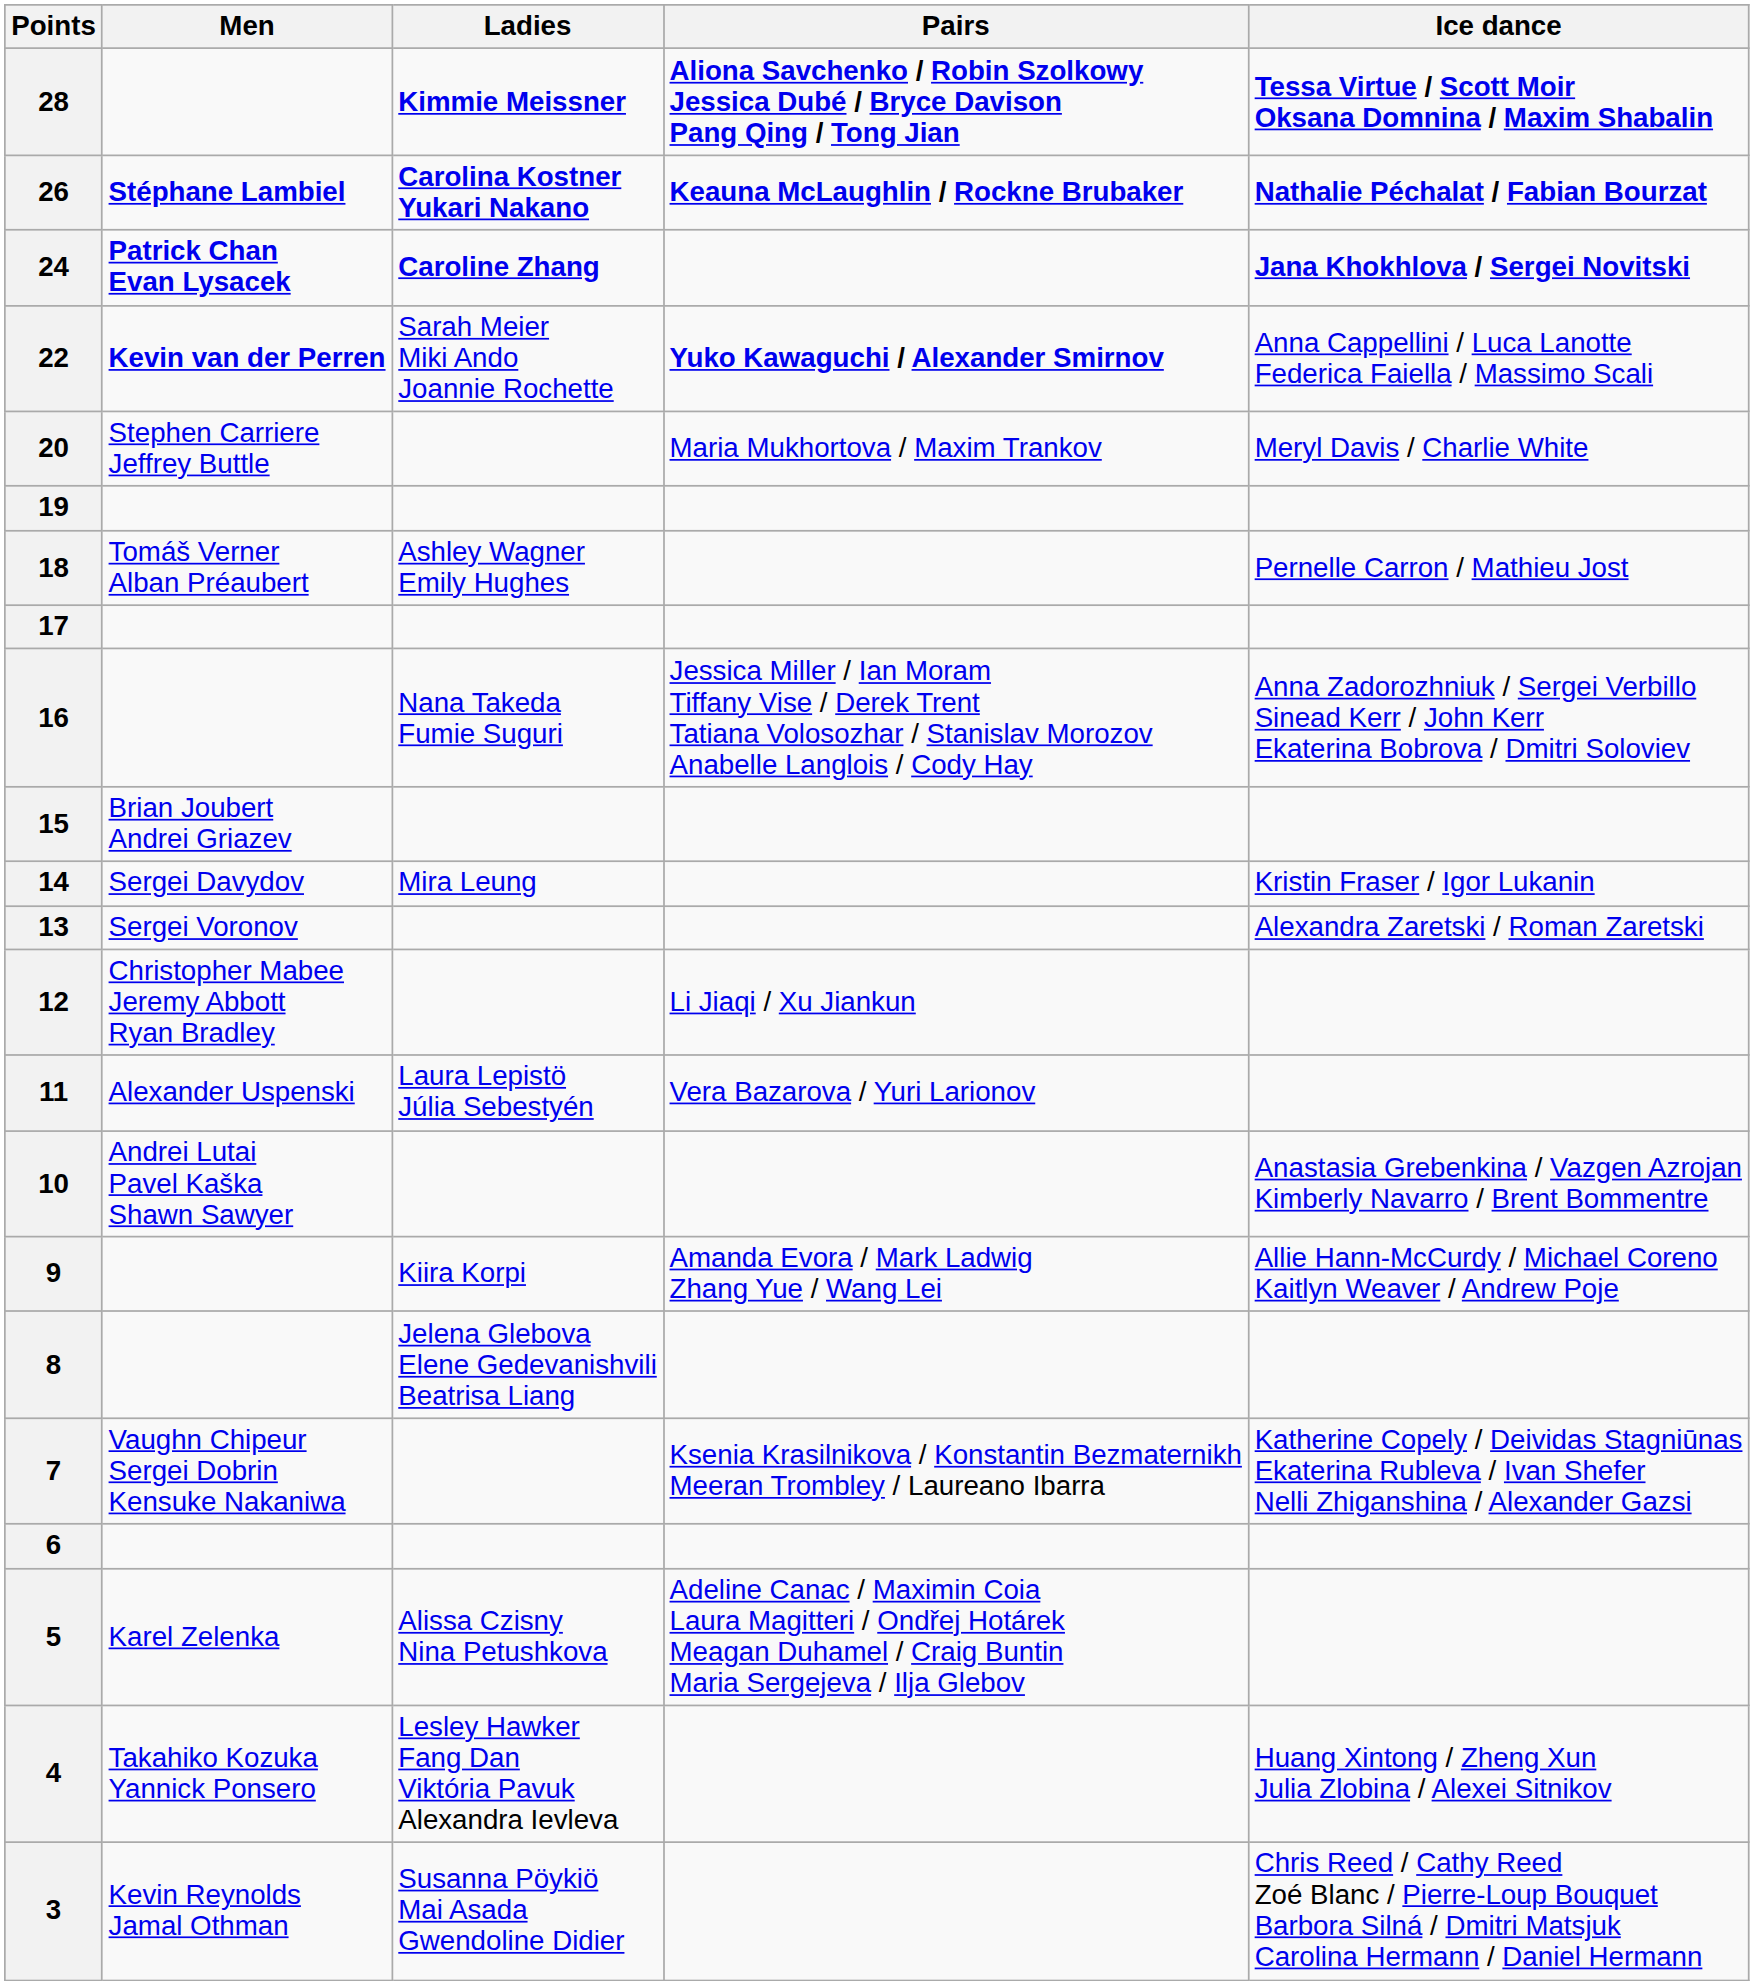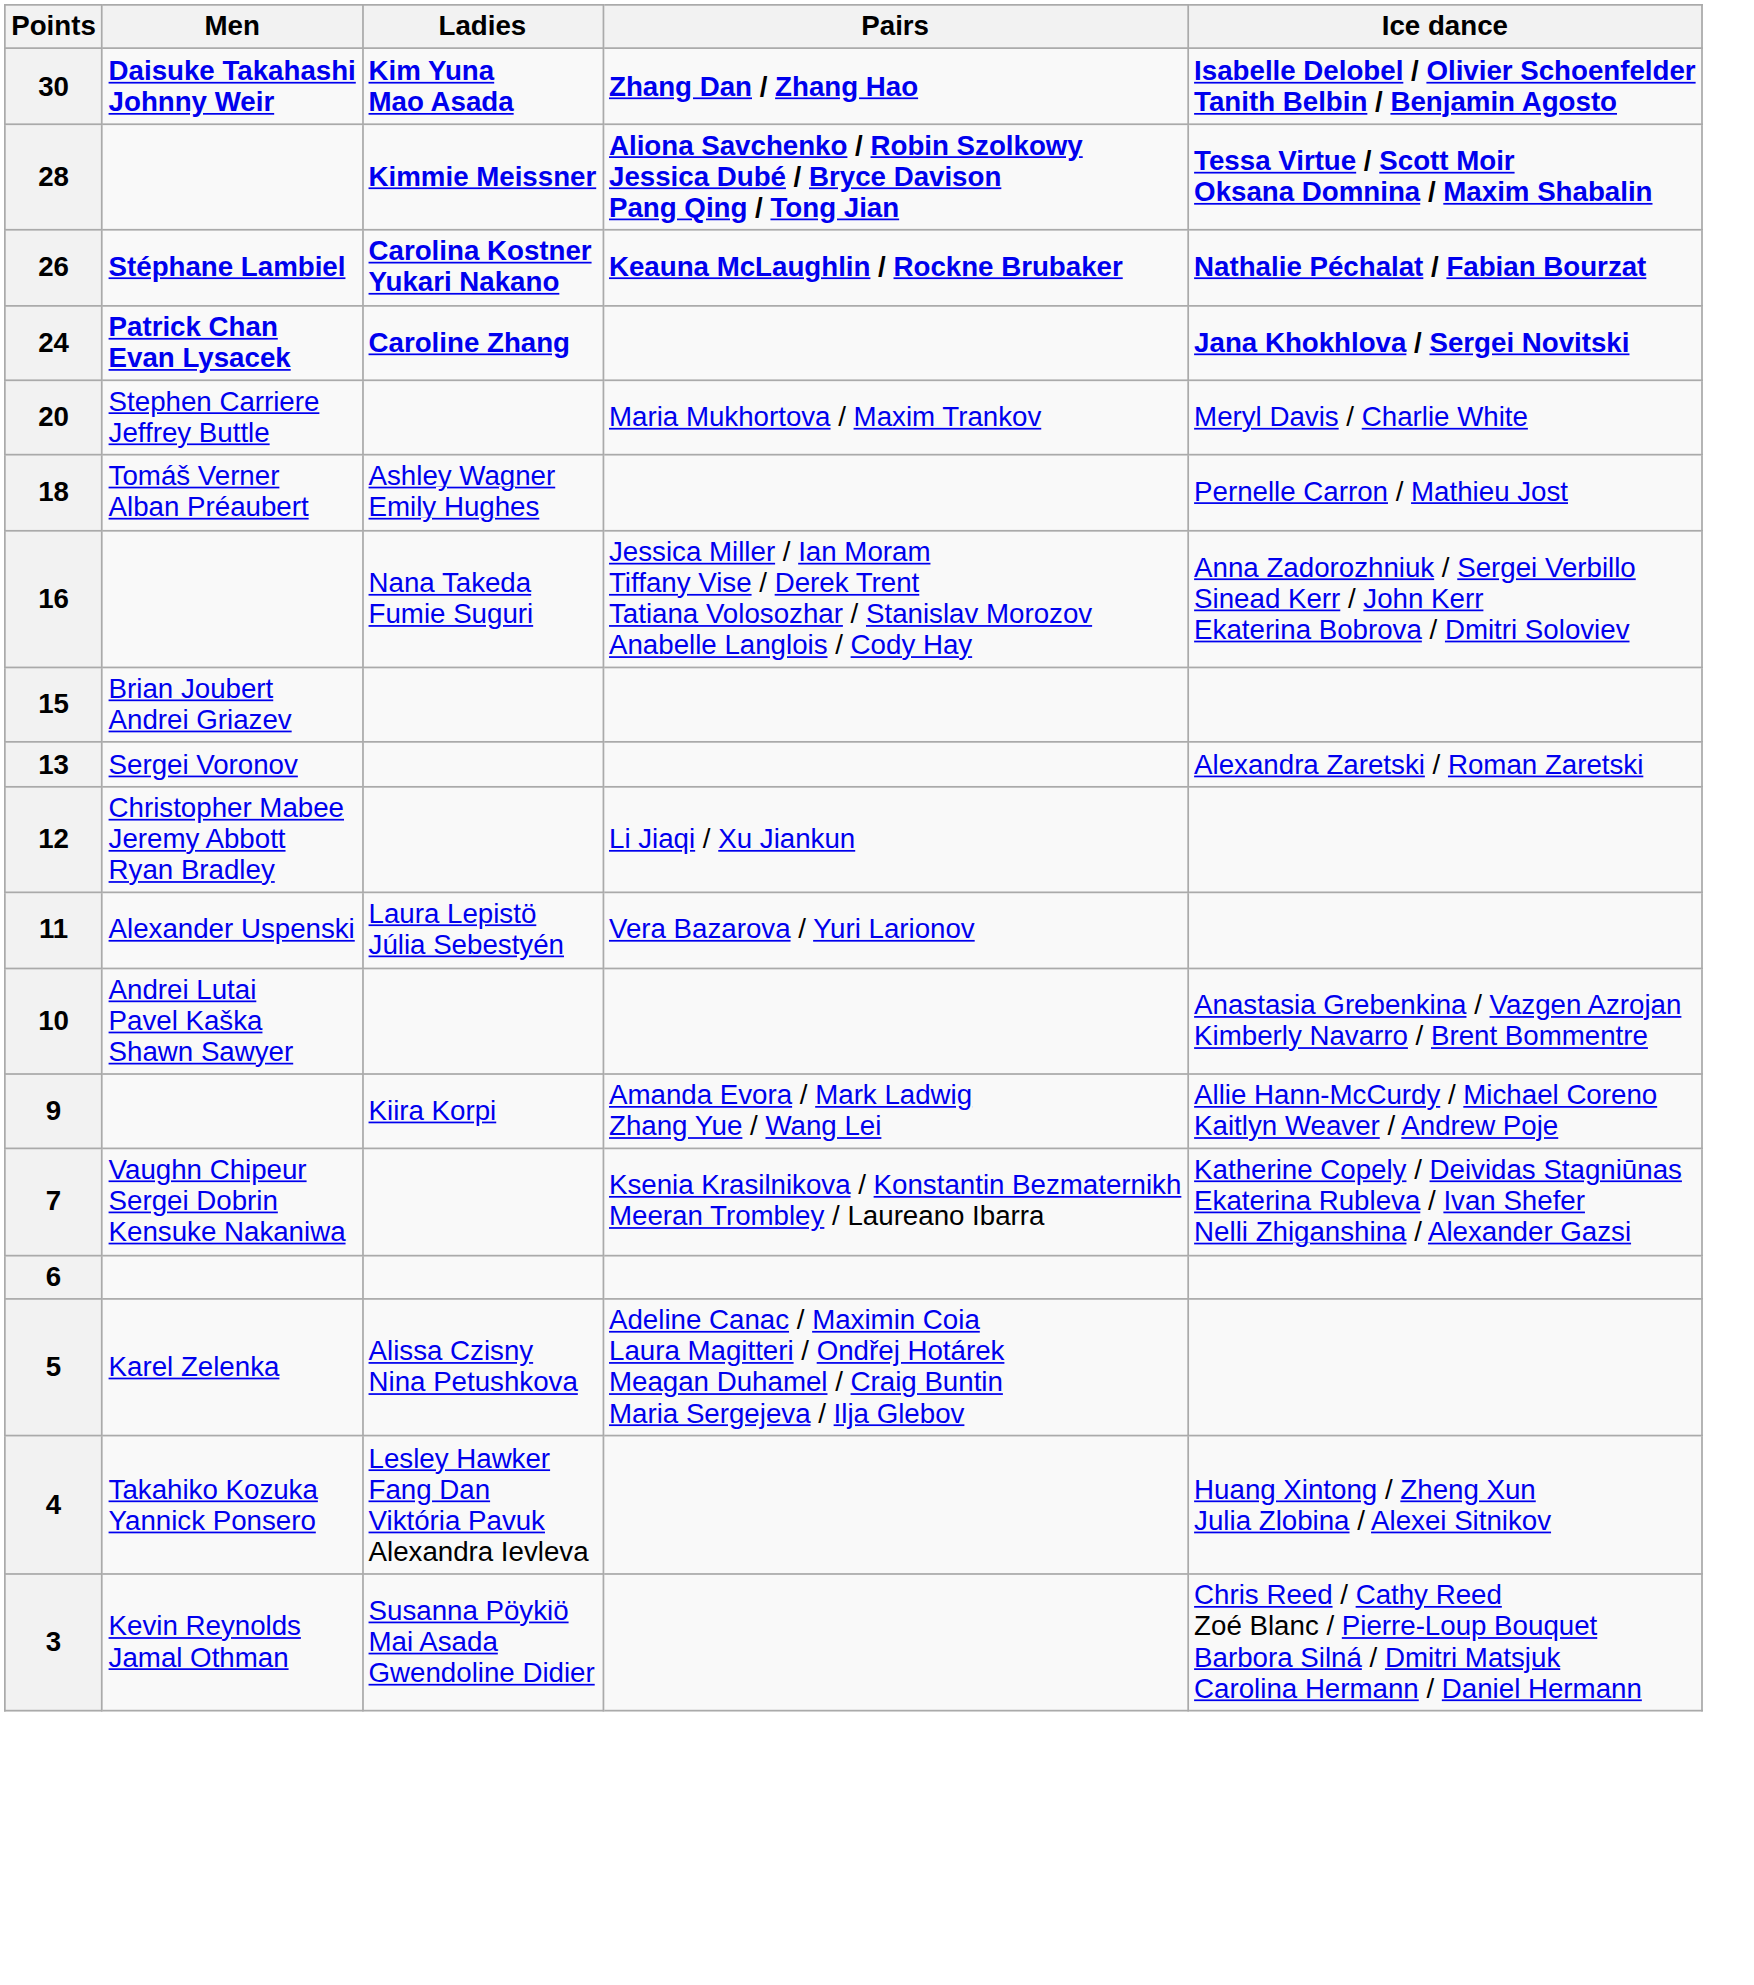+ row: (54, 85)
- row: (54, 357)
- row: (54, 507)
- row: (54, 626)
- row: (54, 883)
- row: (54, 1364)
